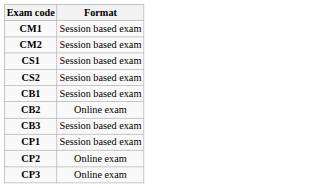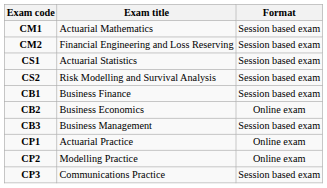+ column: (146, 12)
(100, 142) Session based exam -> (279, 142) Online exam
(100, 175) Online exam -> (279, 175) Session based exam
